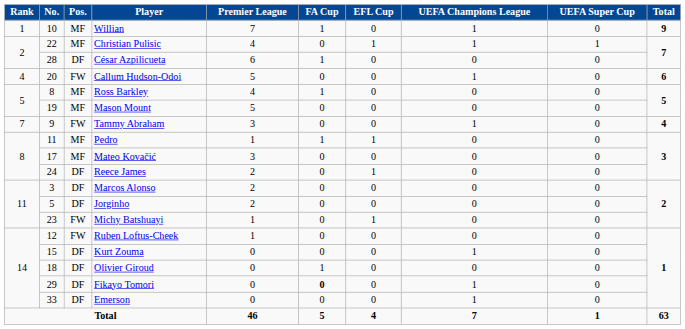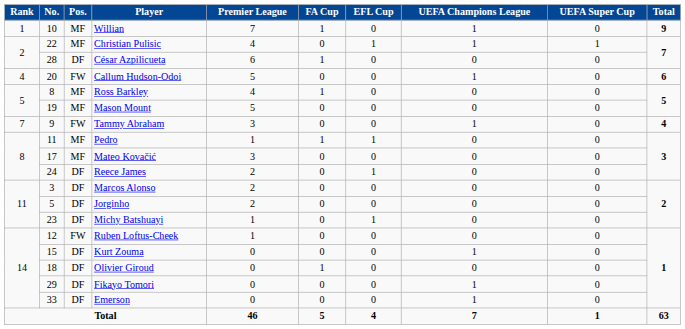(78, 220) FW -> (78, 220) DF
(322, 284) bold -> (322, 284) normal
